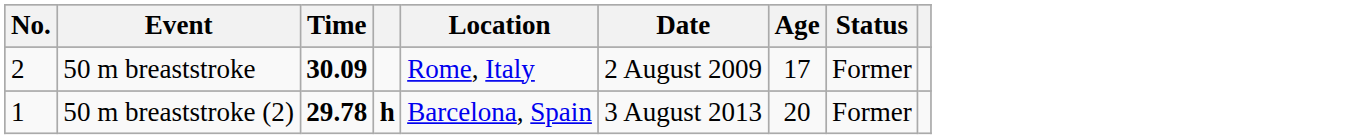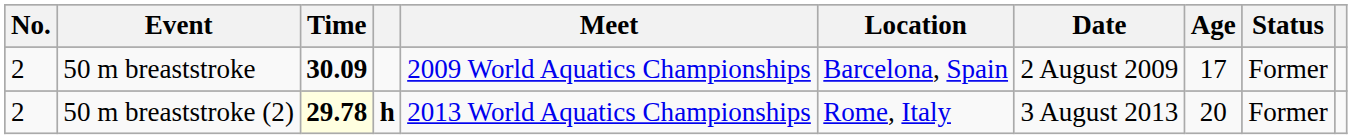+ column: (609, 25)
(471, 68) Rome, Italy -> (916, 68) Barcelona, Spain
(18, 111) 1 -> (18, 111) 2
(337, 111) no background -> (337, 111) lightyellow background
(500, 111) Barcelona, Spain -> (887, 111) Rome, Italy
